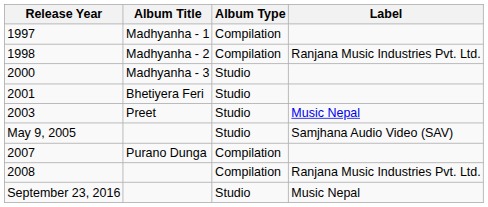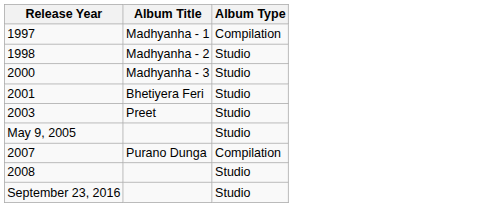- column: (386, 14)
(248, 53) Compilation -> (233, 53) Studio
(248, 172) Compilation -> (233, 172) Studio
